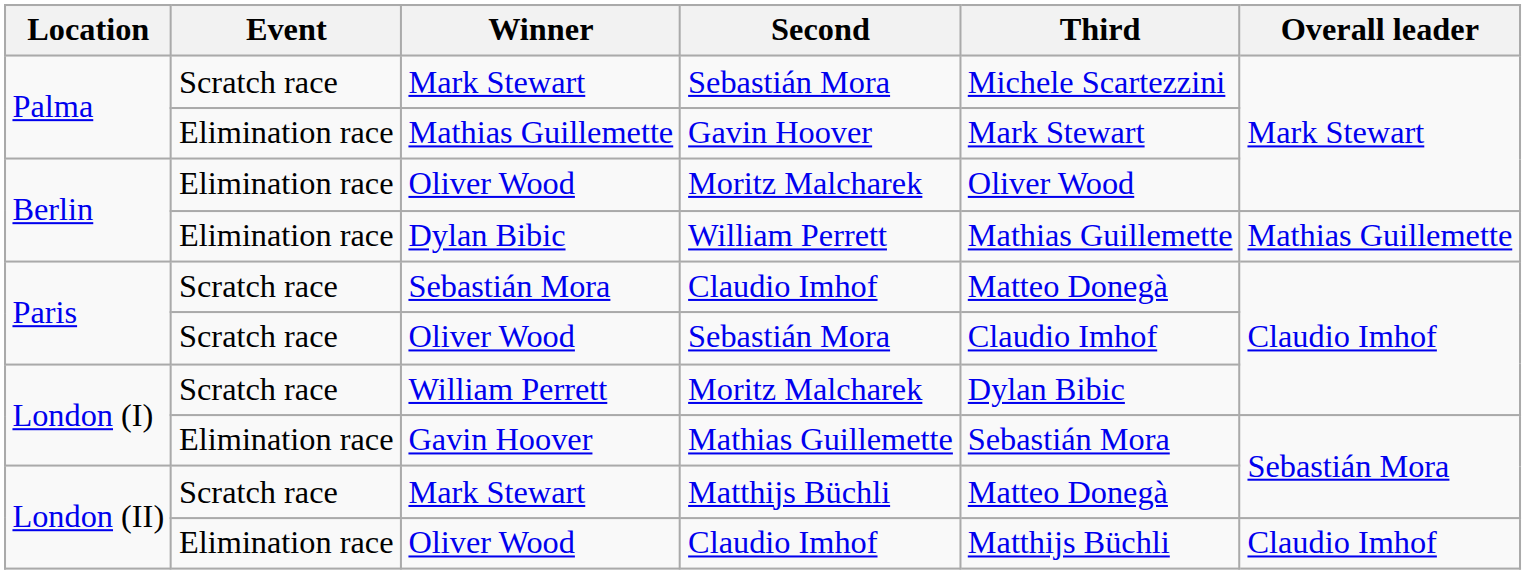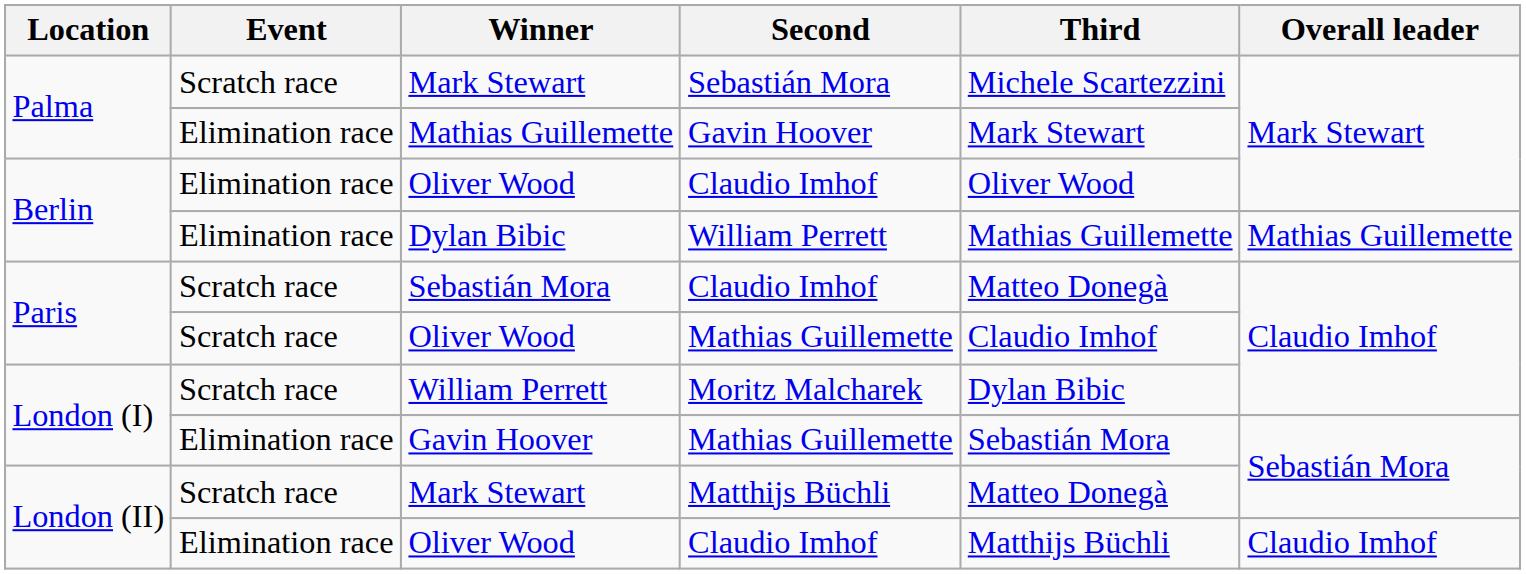(805, 183) Moritz Malcharek -> (783, 183) Claudio Imhof
(789, 337) Sebastián Mora -> (821, 337) Mathias Guillemette
